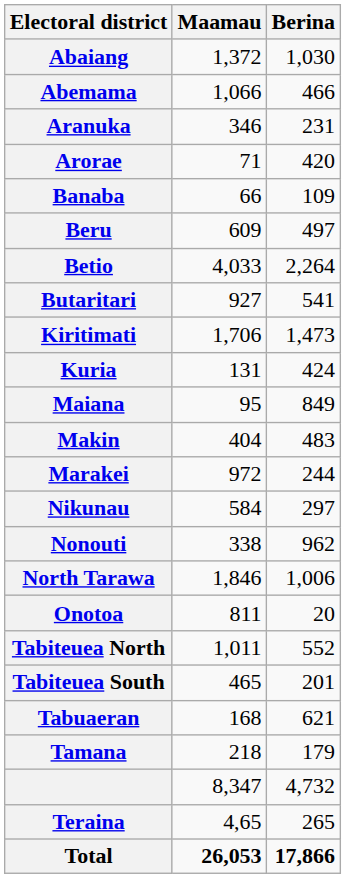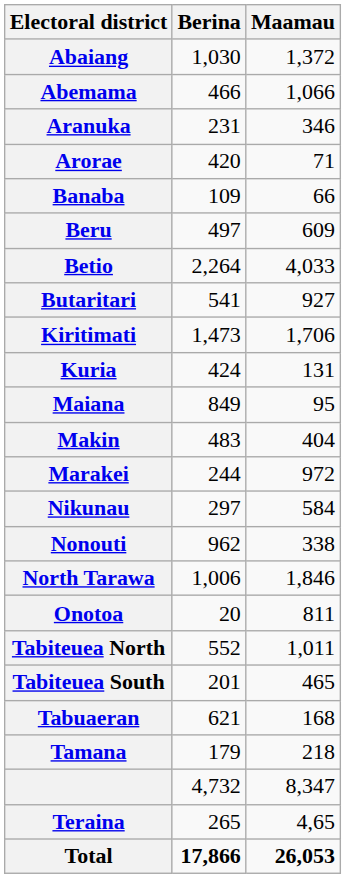columns swapped: (220, 21) <-> (303, 21)
